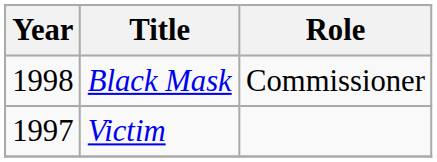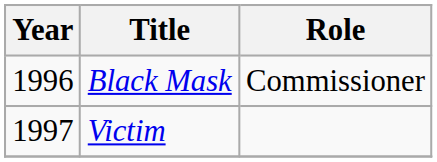(43, 80) 1998 -> (43, 80) 1996
